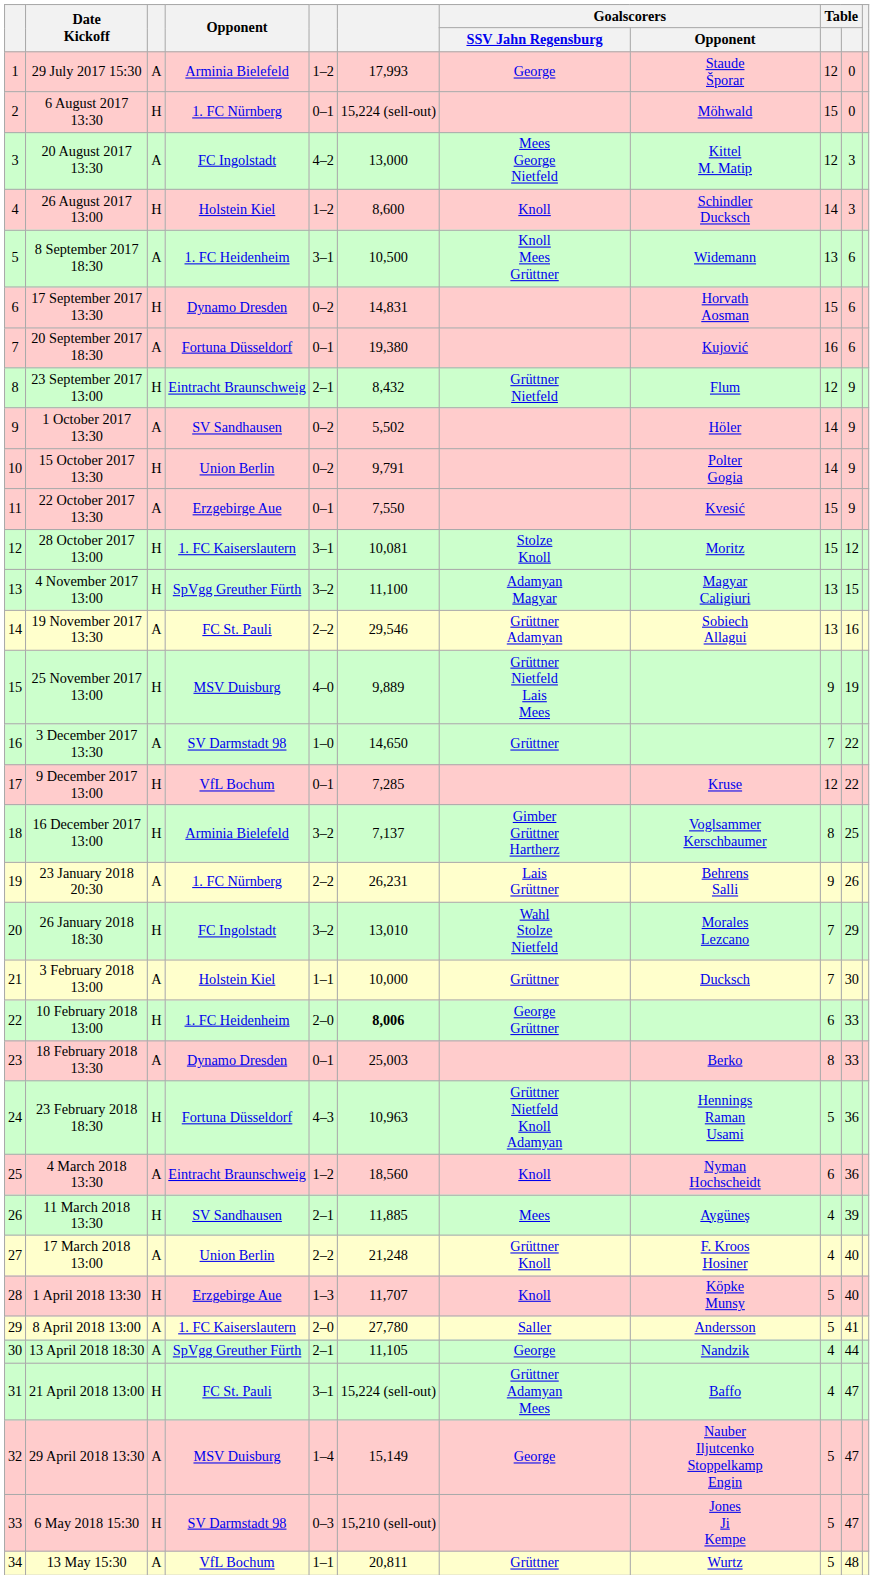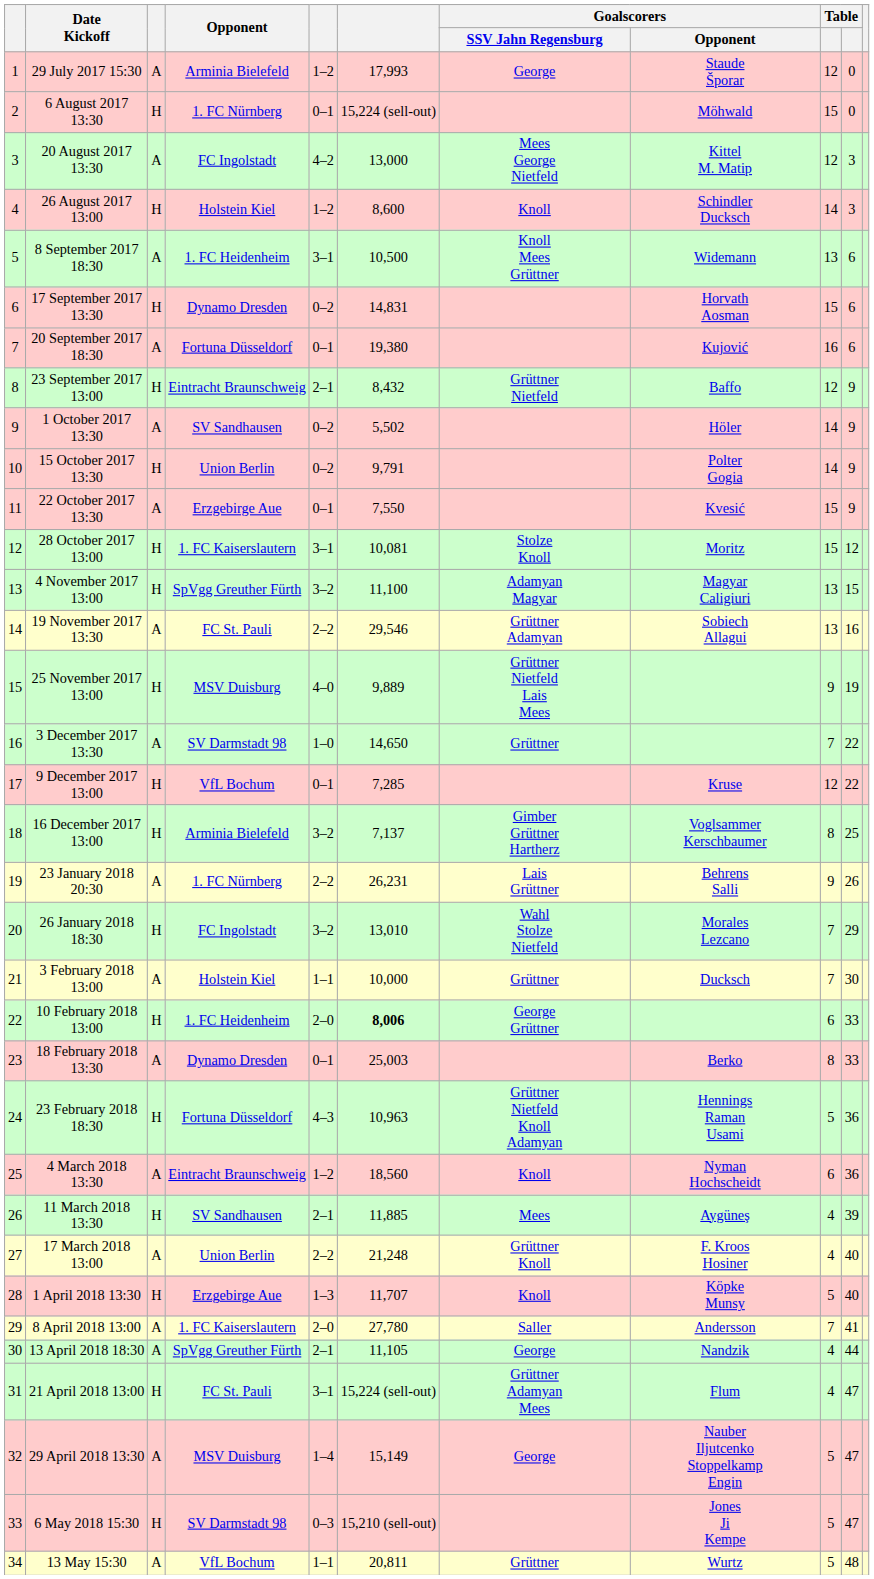(725, 387) Flum -> (725, 387) Baffo
(831, 1327) 5 -> (831, 1327) 7
(725, 1391) Baffo -> (725, 1391) Flum
